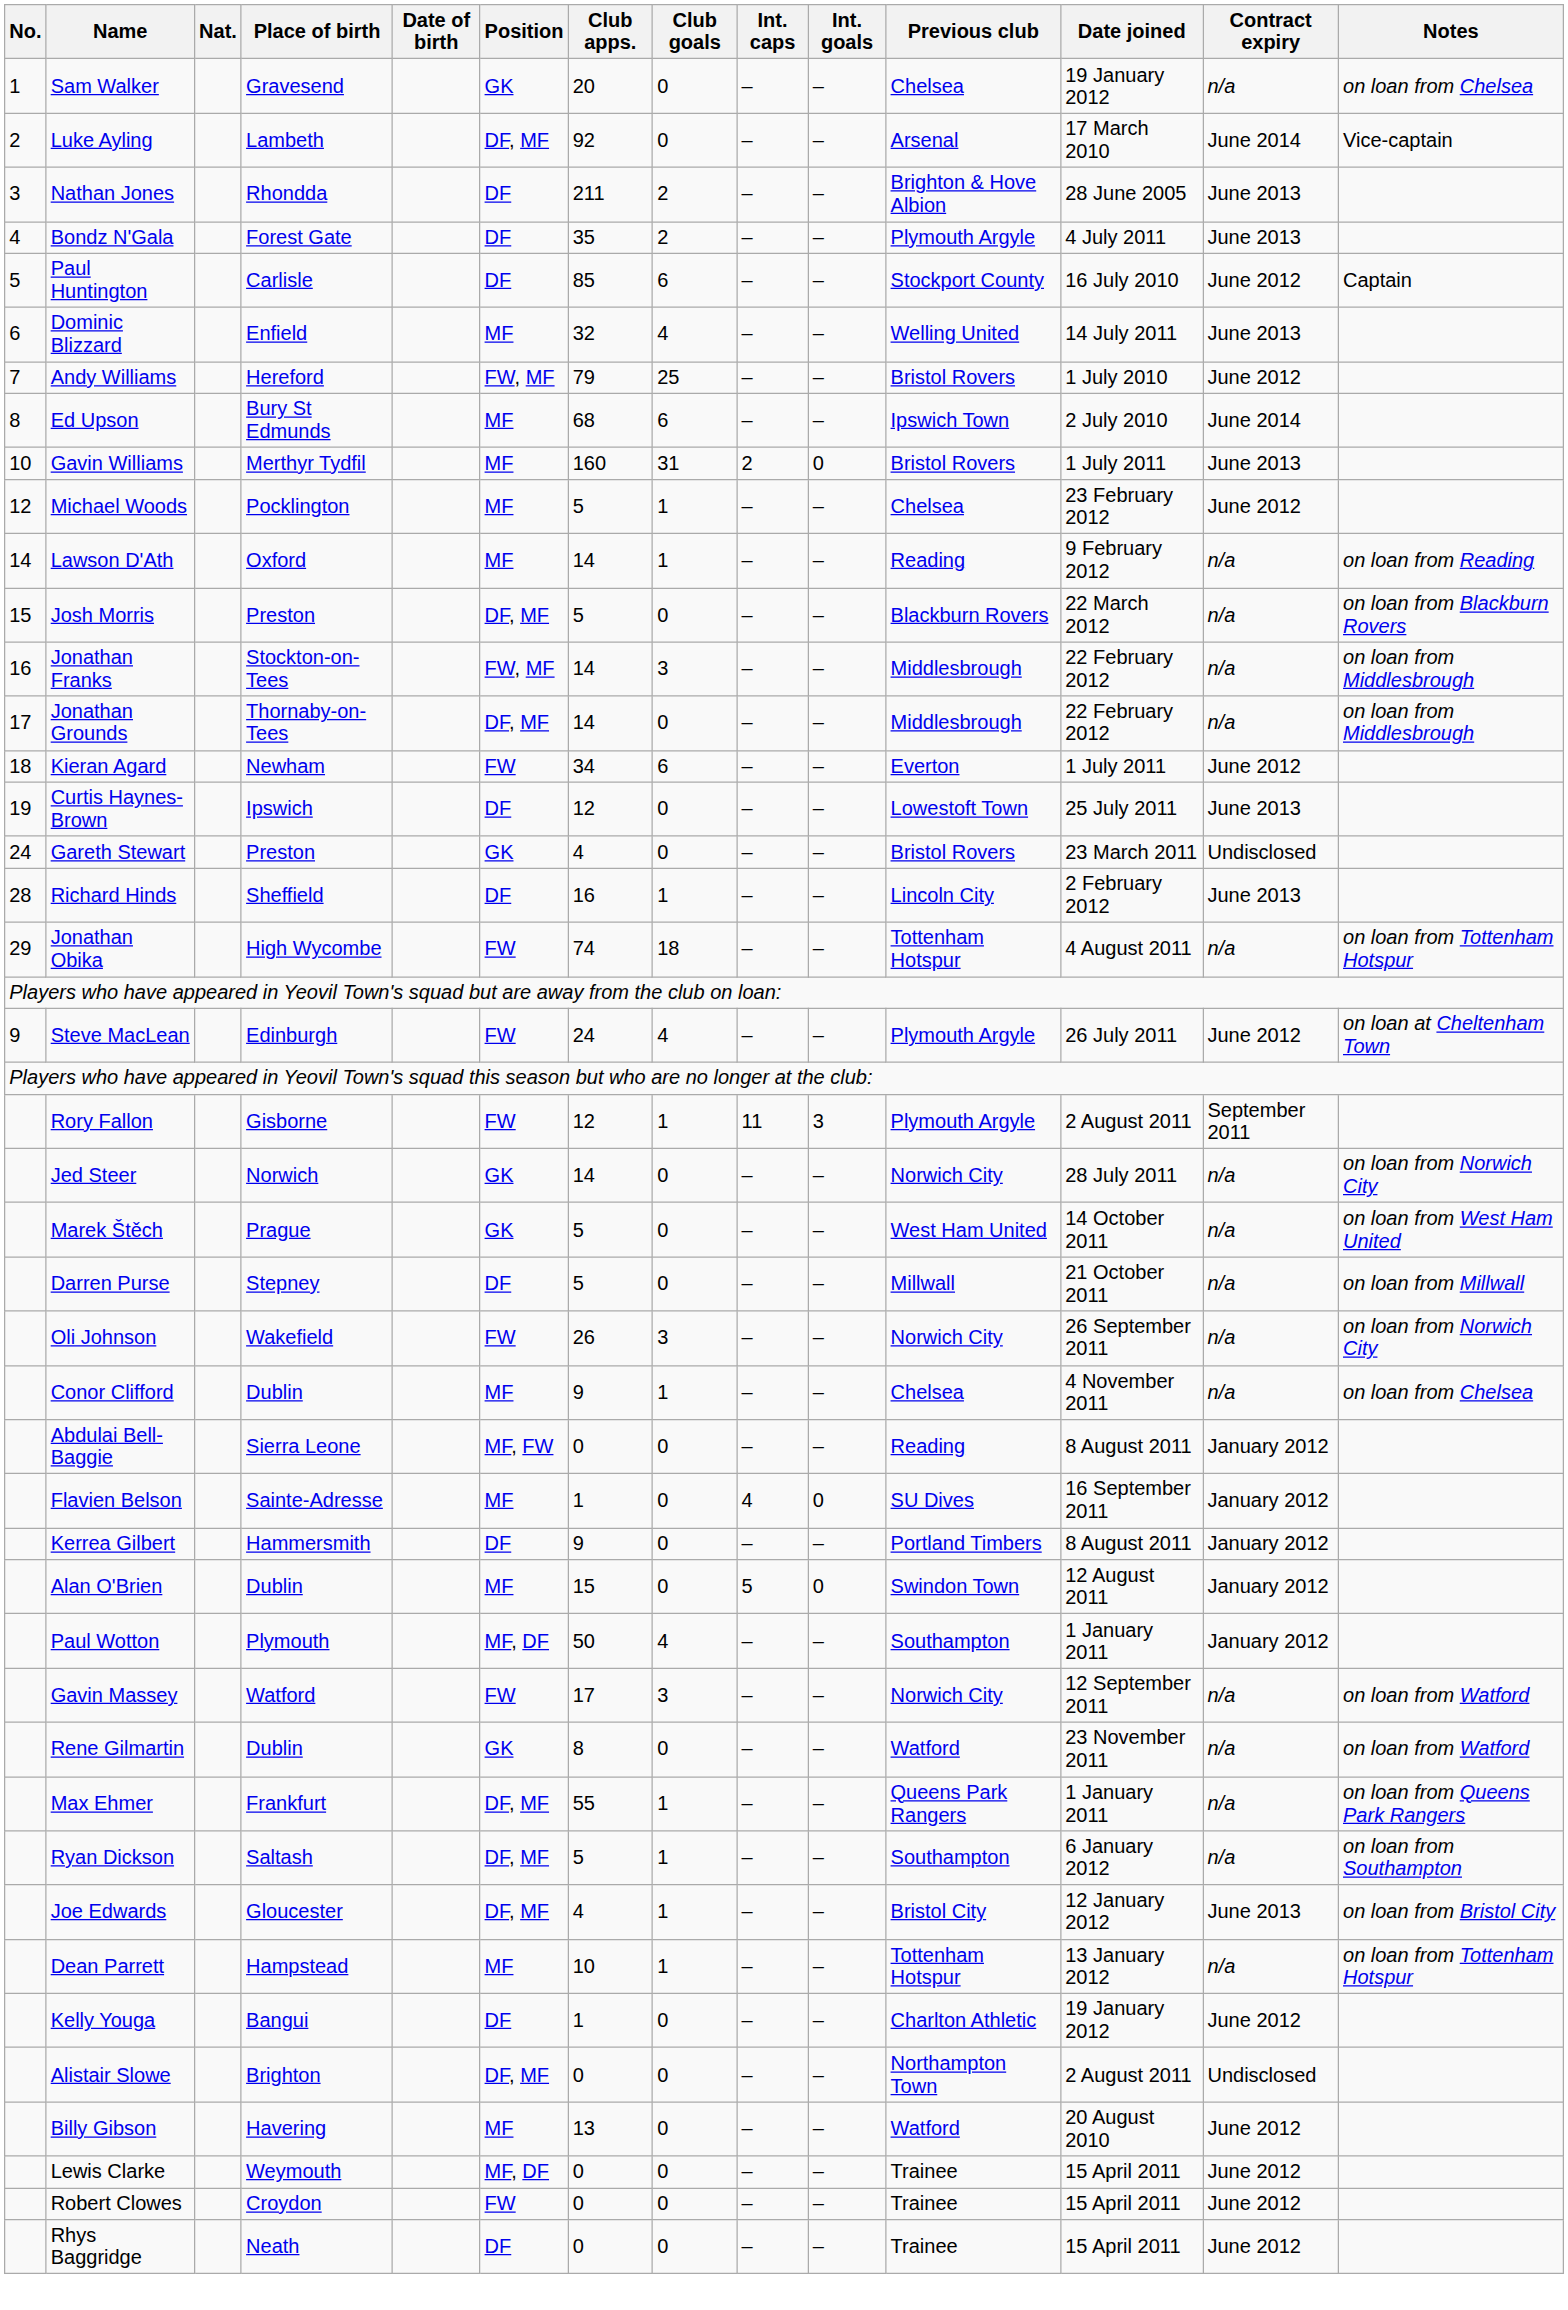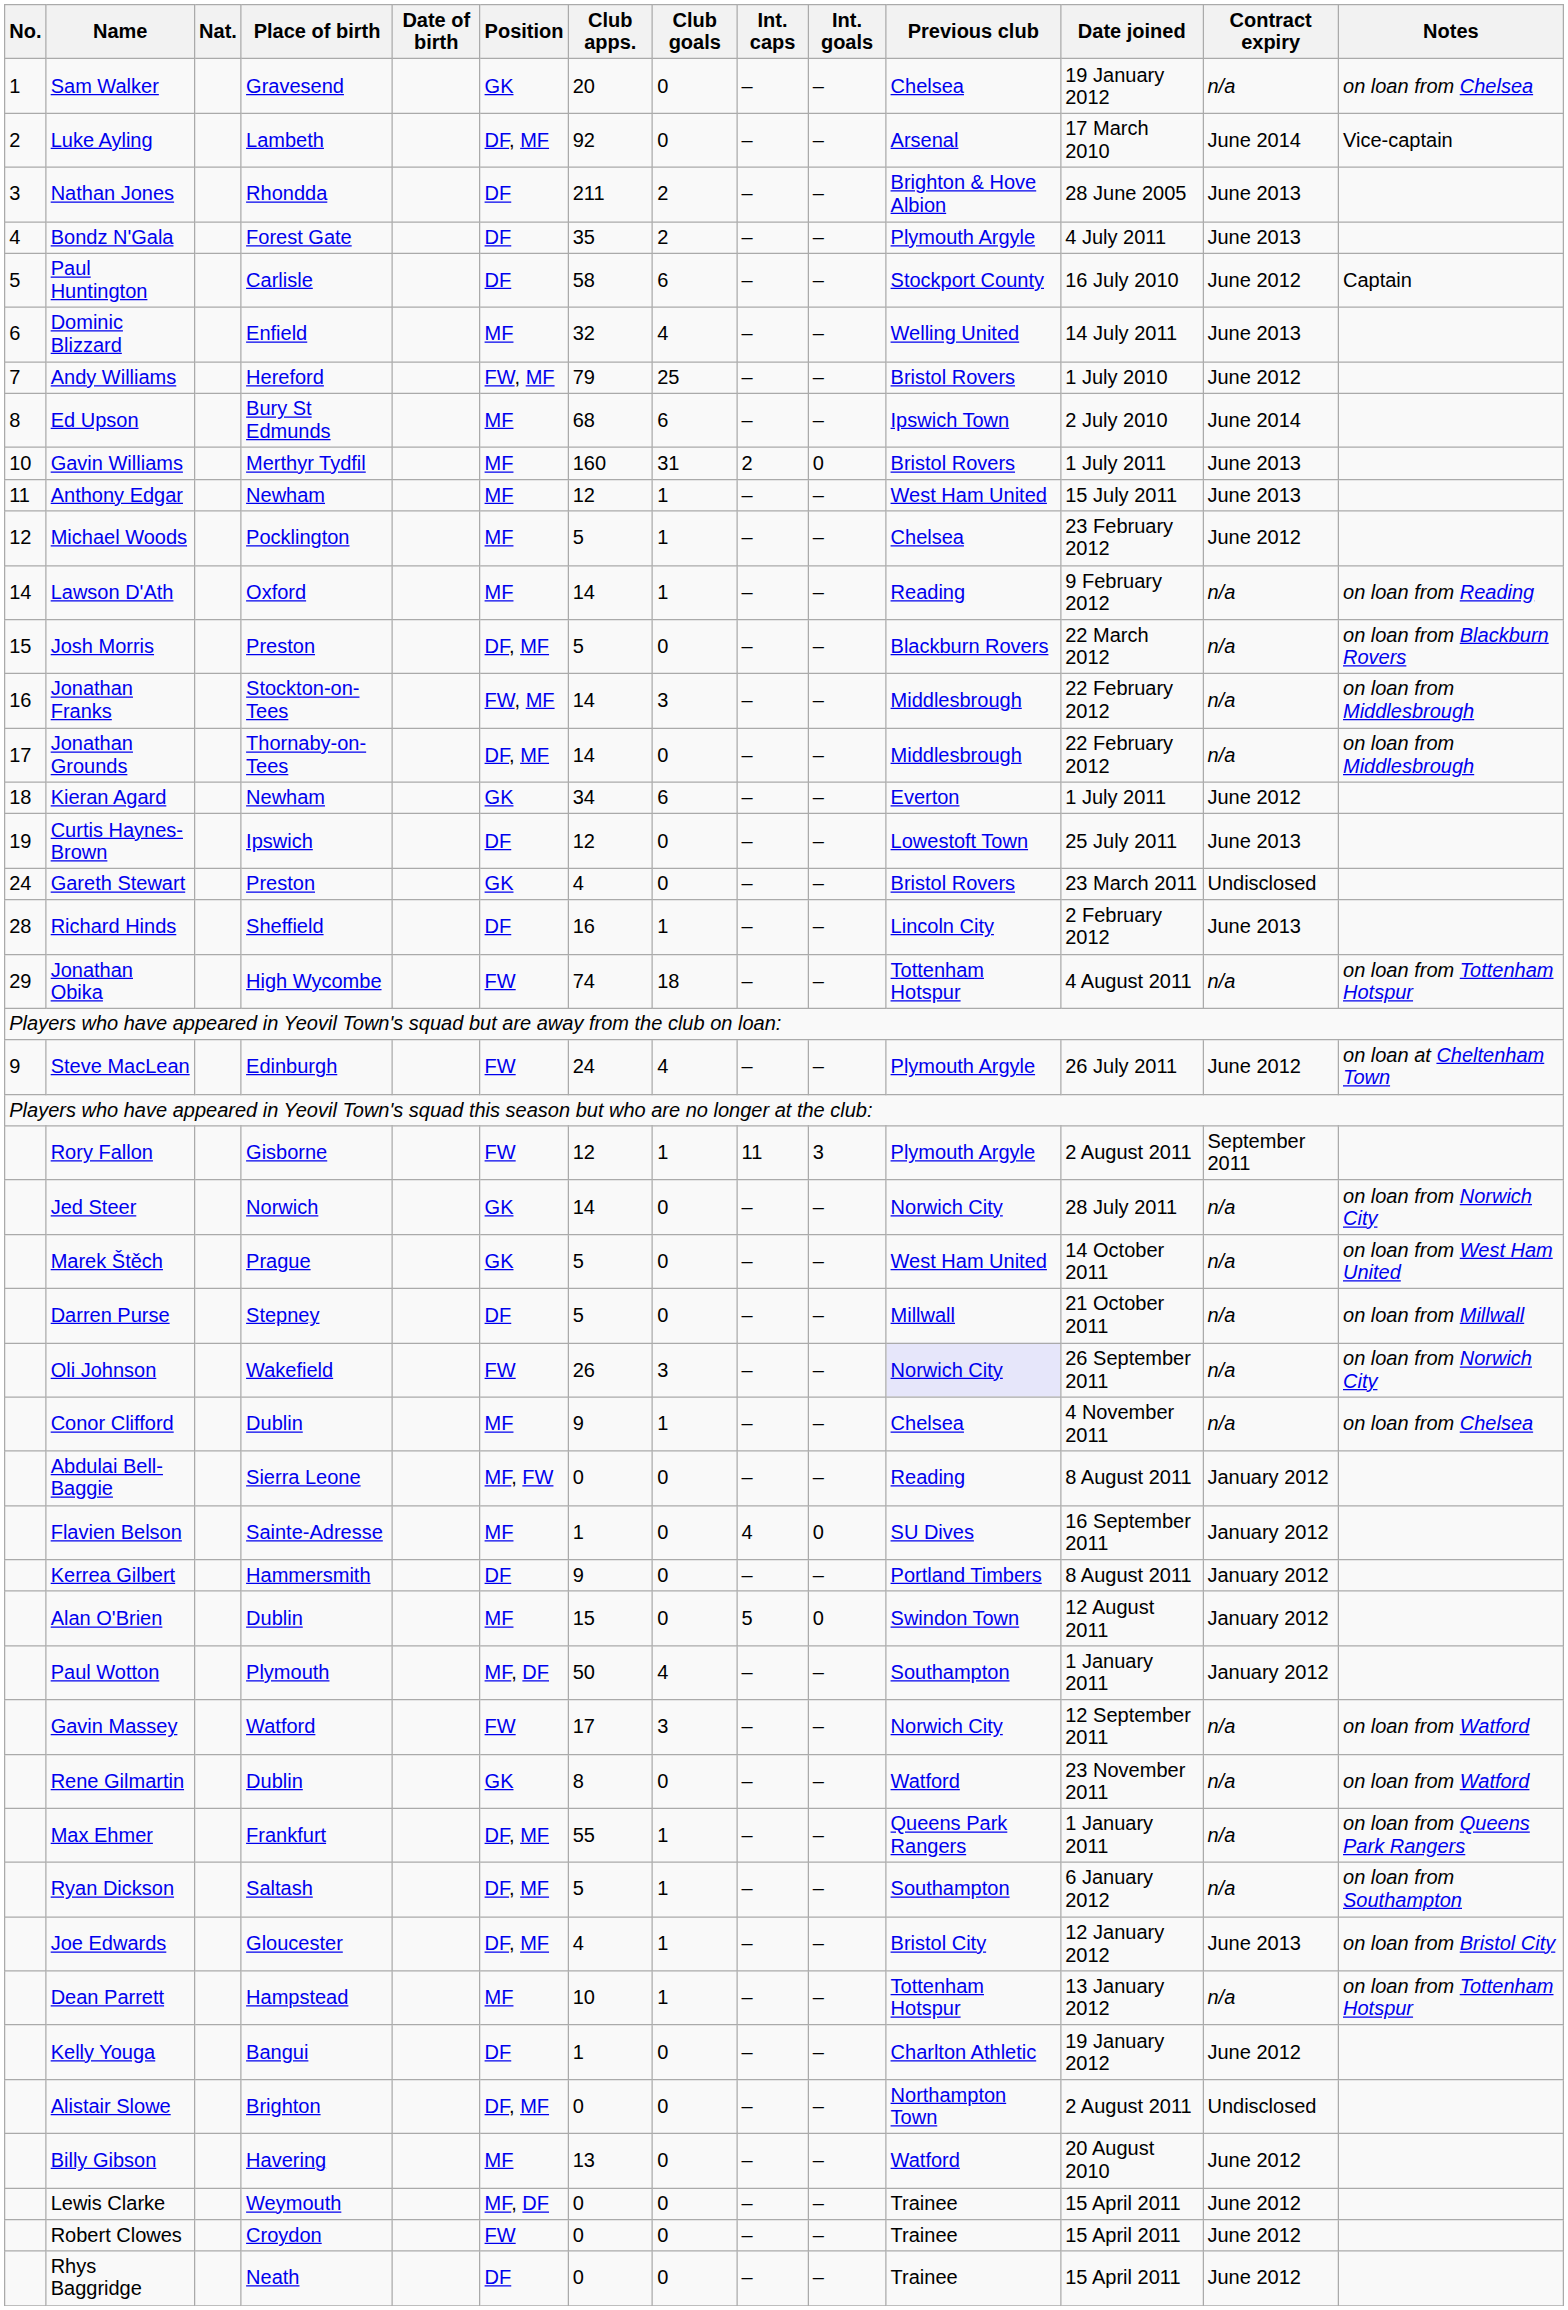(584, 280) 85 -> (584, 280) 58
+ row: (117, 495)
(500, 766) FW -> (499, 797) GK
(947, 1338) no background -> (947, 1369) lavender background
